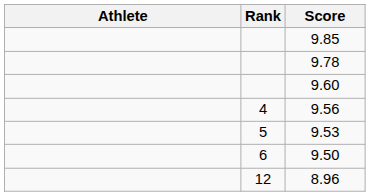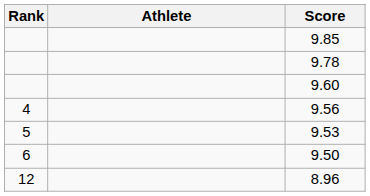columns swapped: (263, 16) <-> (123, 16)
